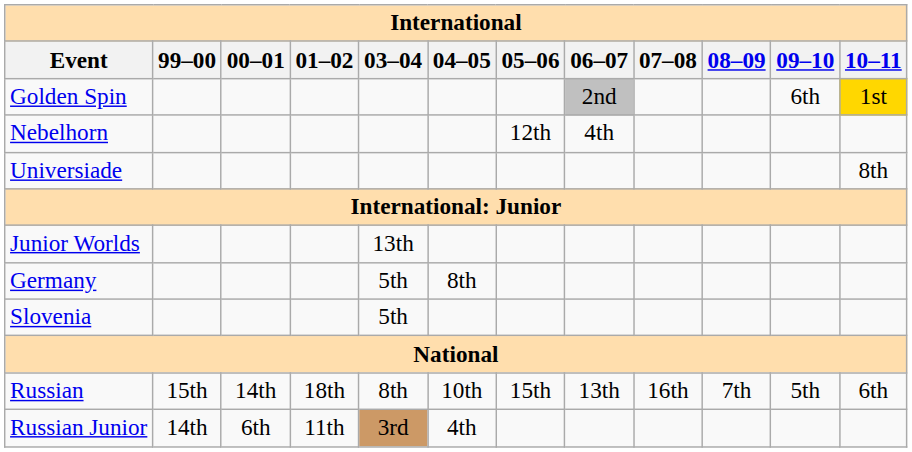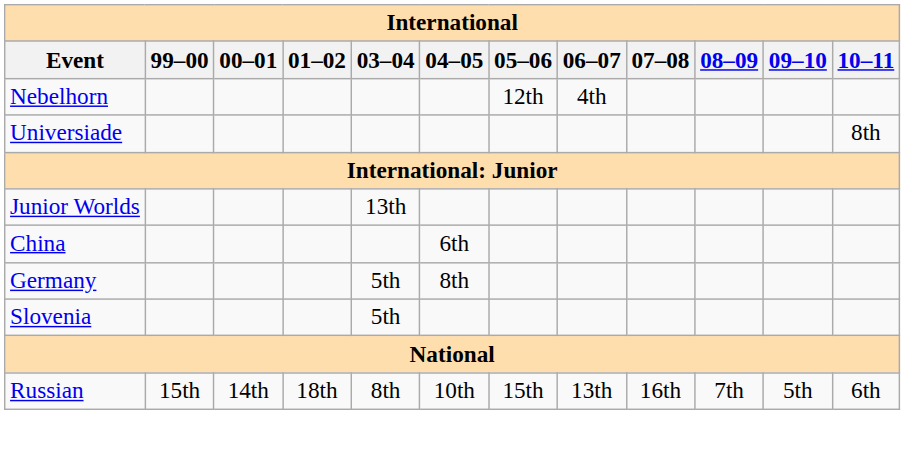- row: (68, 96)
+ row: (38, 243)
- row: (79, 427)
